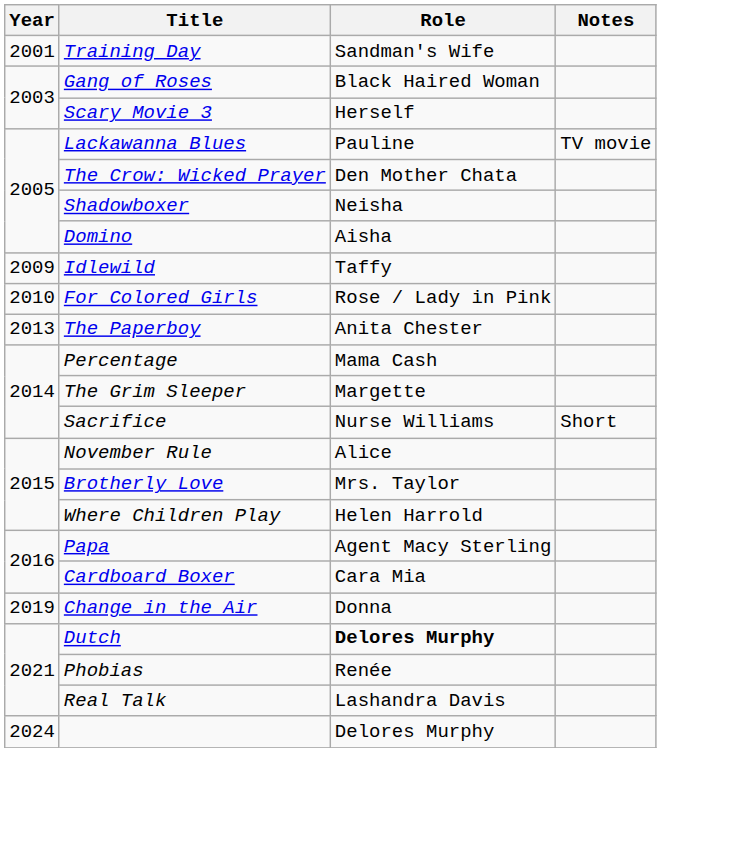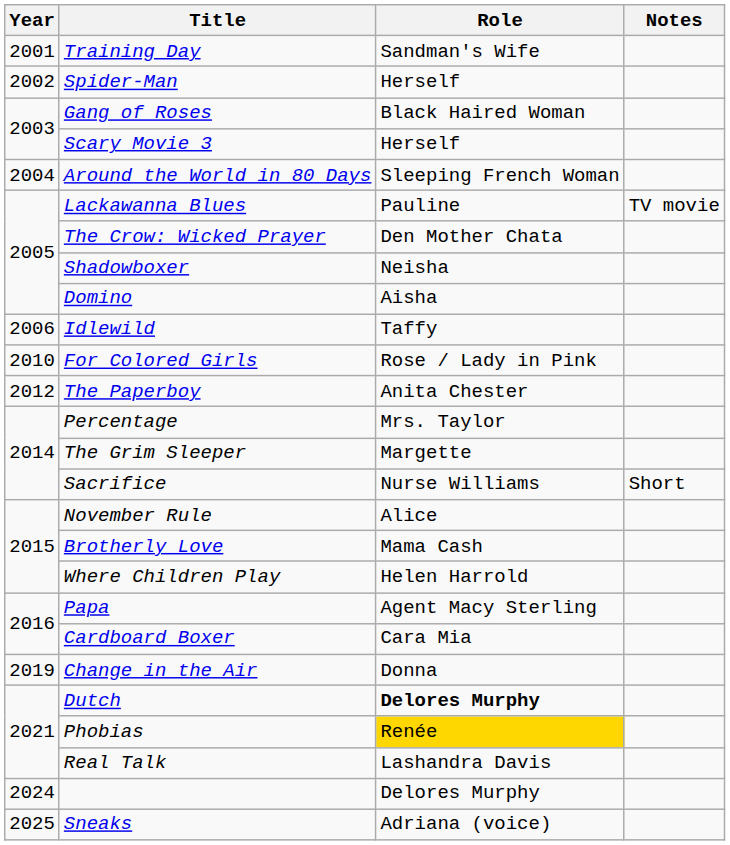+ row: (121, 82)
+ row: (218, 175)
(32, 268) 2009 -> (32, 330) 2006
(32, 330) 2013 -> (32, 391) 2012
(386, 360) Mama Cash -> (443, 422) Mrs. Taylor
(398, 484) Mrs. Taylor -> (432, 546) Mama Cash
(363, 670) no background -> (409, 732) gold background
+ row: (98, 824)
